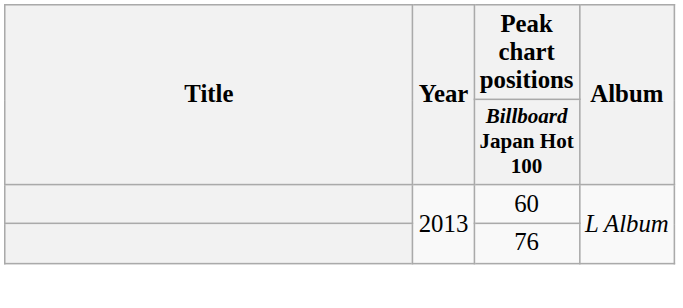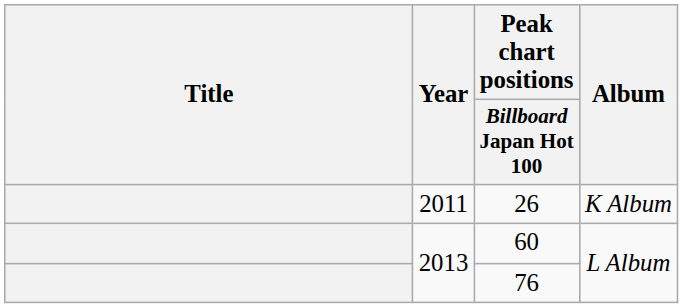+ row: (527, 203)
